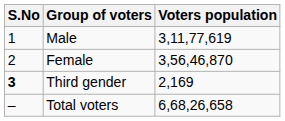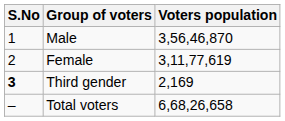(195, 37) 3,11,77,619 -> (196, 37) 3,56,46,870
(196, 60) 3,56,46,870 -> (195, 60) 3,11,77,619
